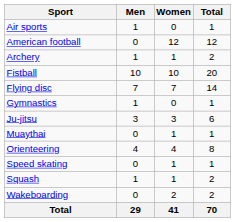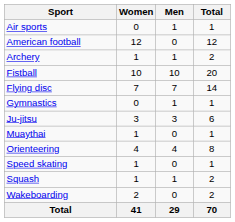columns swapped: (135, 12) <-> (174, 12)
